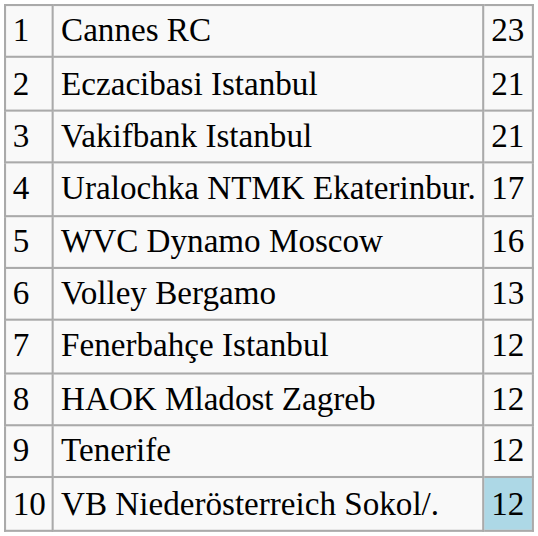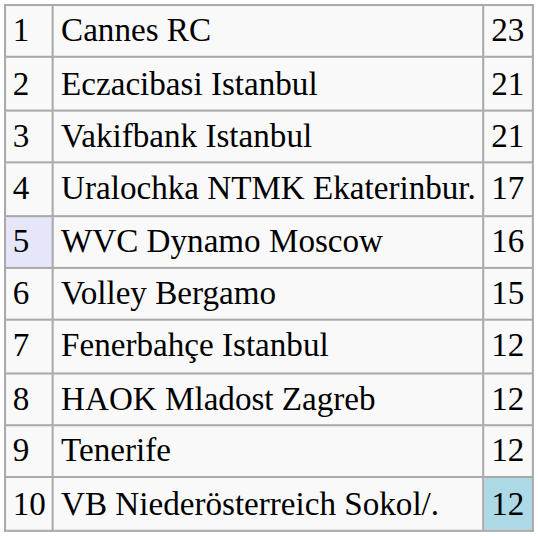(21, 240) no background -> (21, 240) lavender background
(508, 293) 13 -> (508, 293) 15
